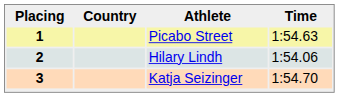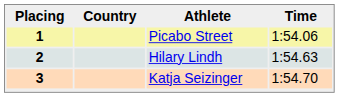(295, 37) 1:54.63 -> (295, 37) 1:54.06
(295, 58) 1:54.06 -> (295, 58) 1:54.63
